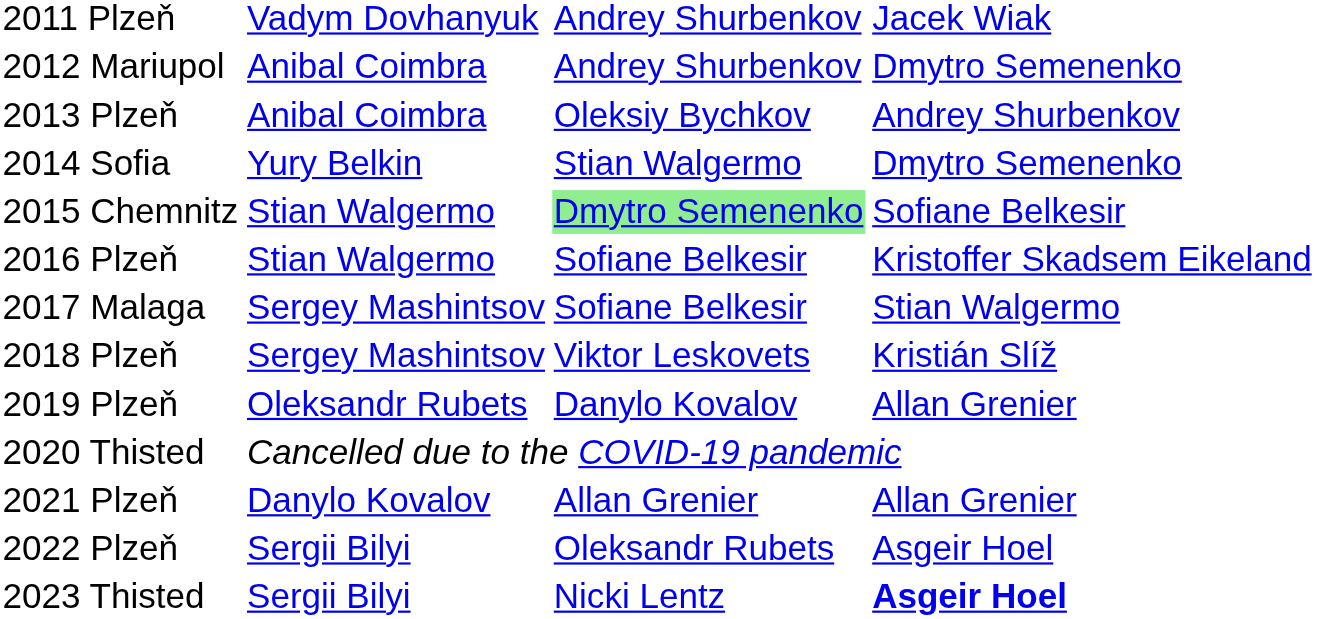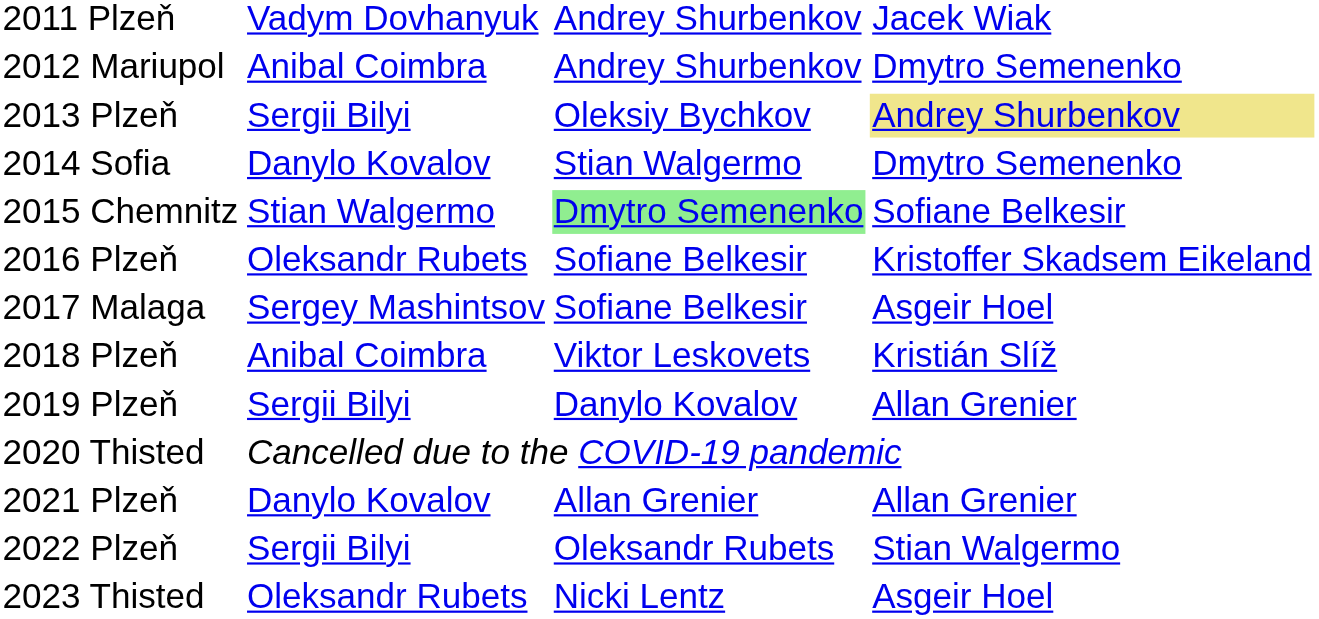(367, 115) Anibal Coimbra -> (329, 115) Sergii Bilyi
(1026, 115) no background -> (1026, 115) khaki background
(335, 163) Yury Belkin -> (369, 163) Danylo Kovalov
(371, 259) Stian Walgermo -> (387, 259) Oleksandr Rubets
(996, 307) Stian Walgermo -> (963, 307) Asgeir Hoel
(396, 355) Sergey Mashintsov -> (367, 355) Anibal Coimbra
(387, 404) Oleksandr Rubets -> (329, 404) Sergii Bilyi
(963, 548) Asgeir Hoel -> (996, 548) Stian Walgermo
(329, 596) Sergii Bilyi -> (387, 596) Oleksandr Rubets
(970, 596) bold -> (963, 596) normal
